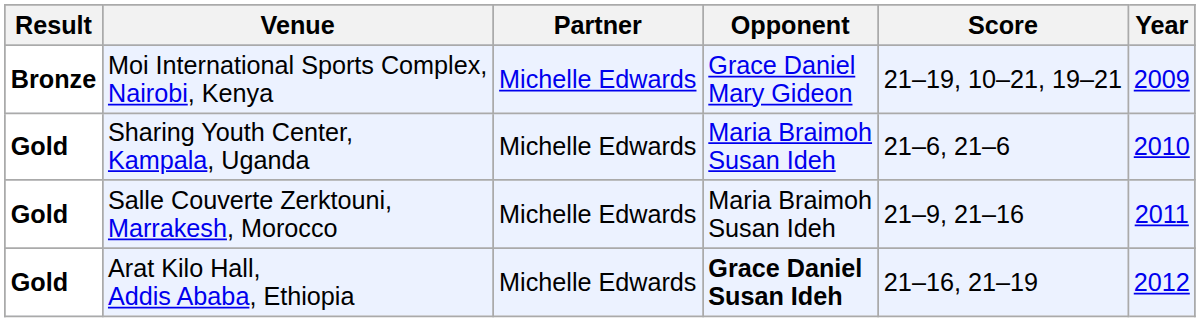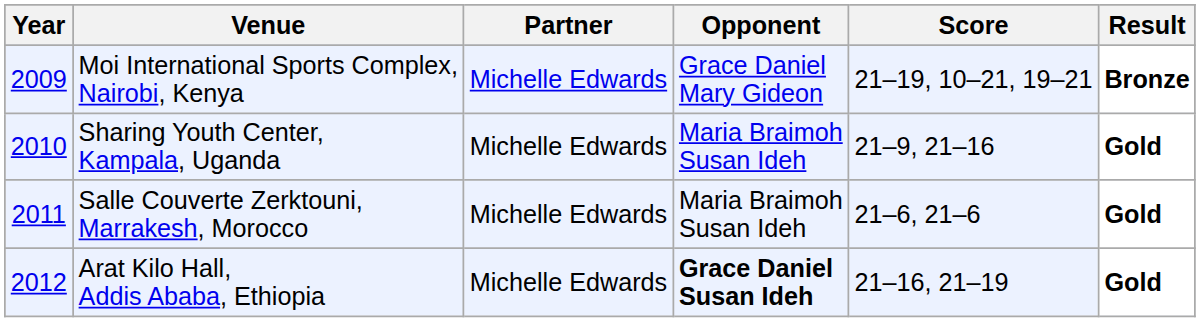columns swapped: (1162, 25) <-> (53, 25)
(947, 147) 21–6, 21–6 -> (925, 147) 21–9, 21–16
(954, 215) 21–9, 21–16 -> (918, 215) 21–6, 21–6
